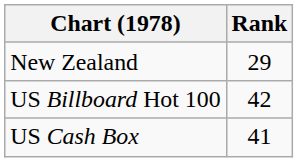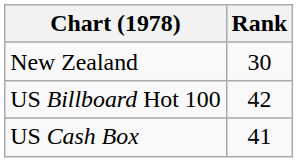(259, 61) 29 -> (259, 61) 30
